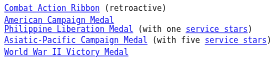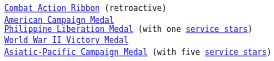rows swapped: (138, 41) <-> (66, 52)
